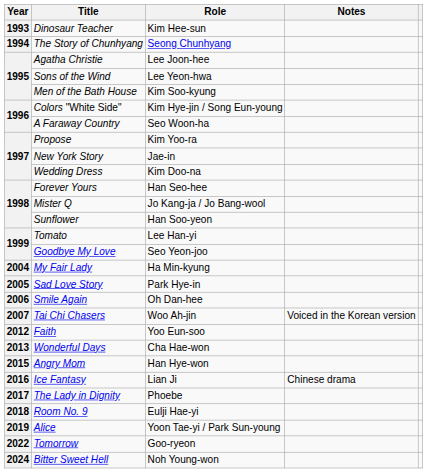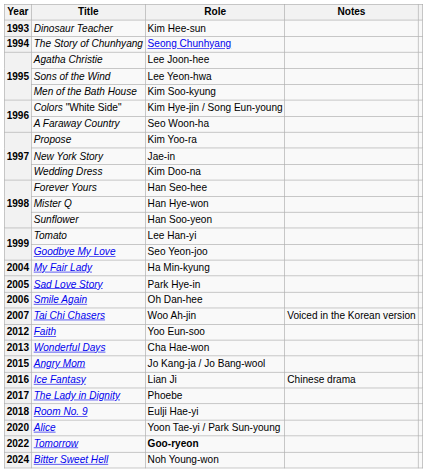(206, 204) Jo Kang-ja / Jo Bang-wool -> (178, 204) Han Hye-won
(178, 364) Han Hye-won -> (206, 364) Jo Kang-ja / Jo Bang-wool
(18, 428) 2019 -> (18, 428) 2020
(171, 444) normal -> (173, 444) bold
